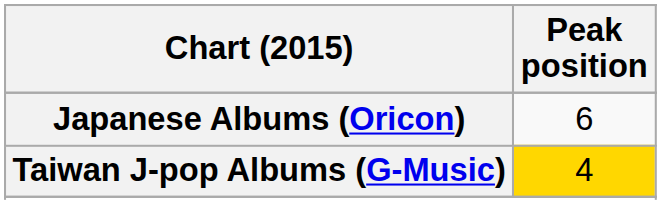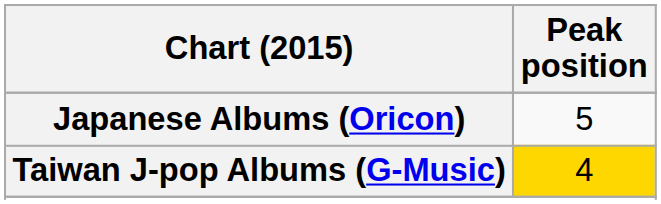(584, 118) 6 -> (584, 118) 5
